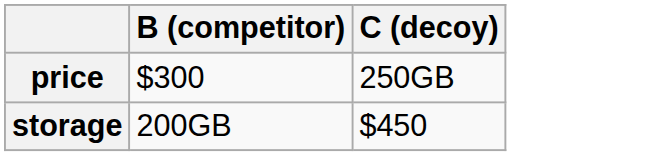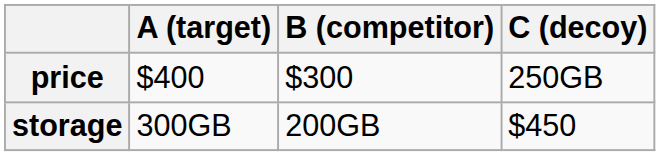+ column: (204, 28)
